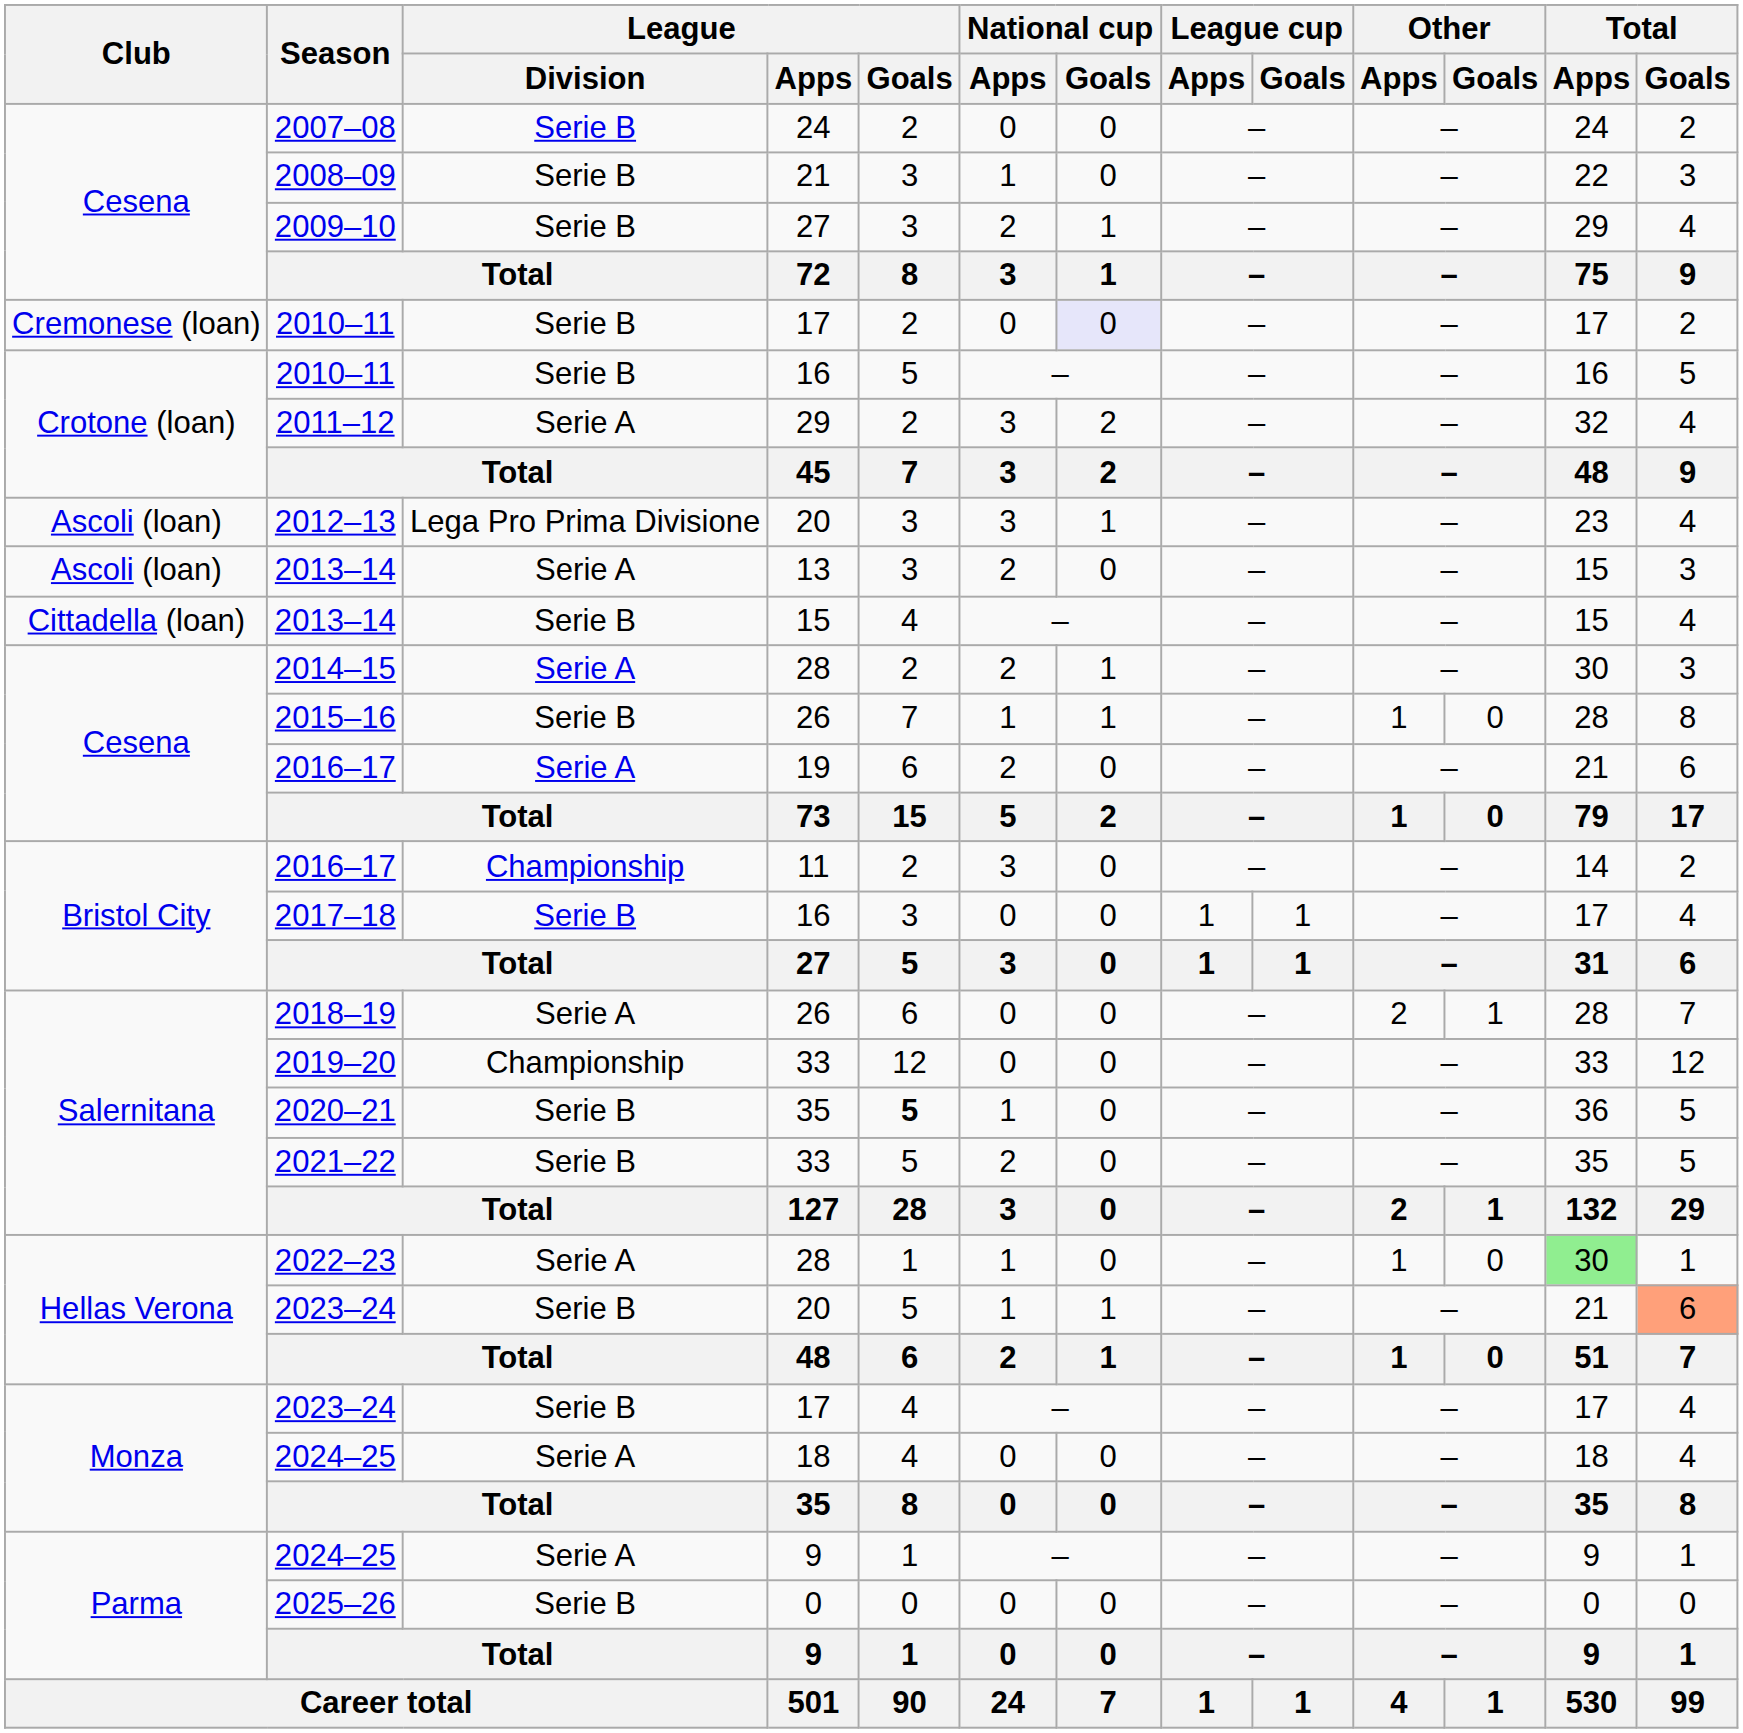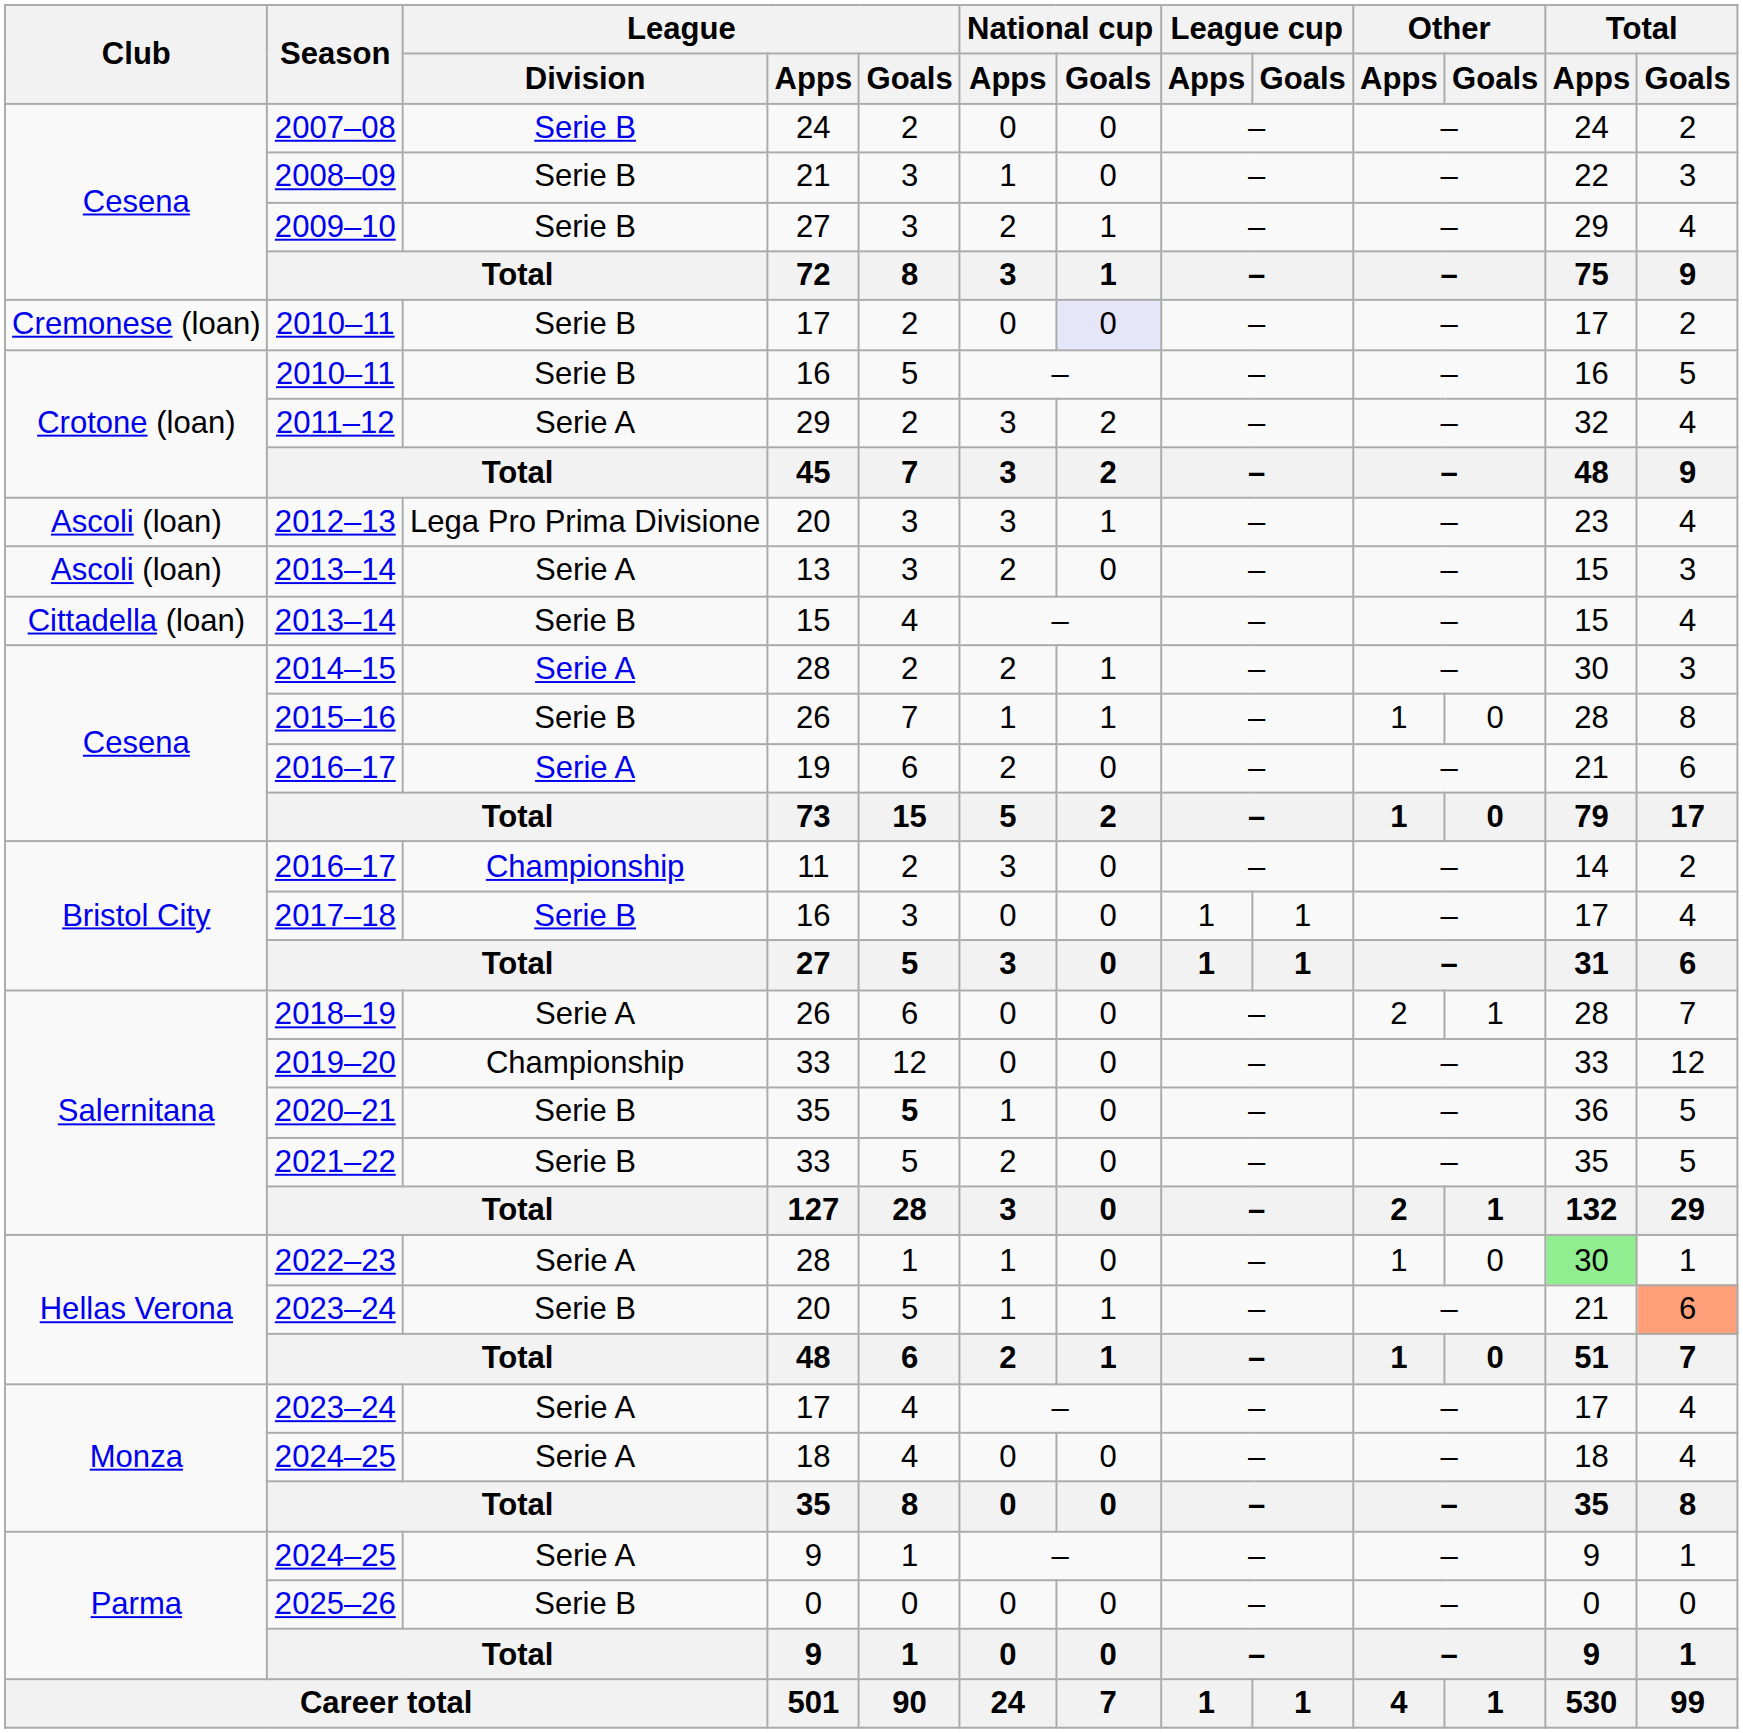(585, 1407) Serie B -> (585, 1407) Serie A
